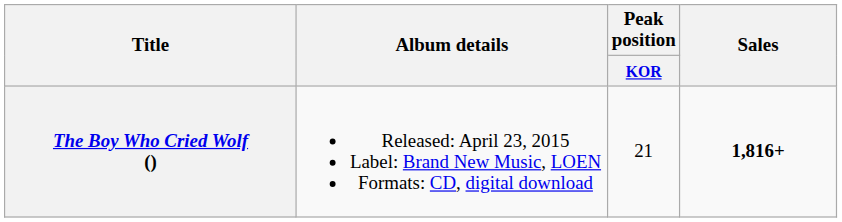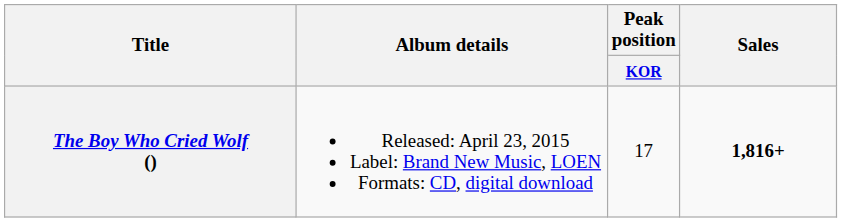(644, 151) 21 -> (644, 151) 17
